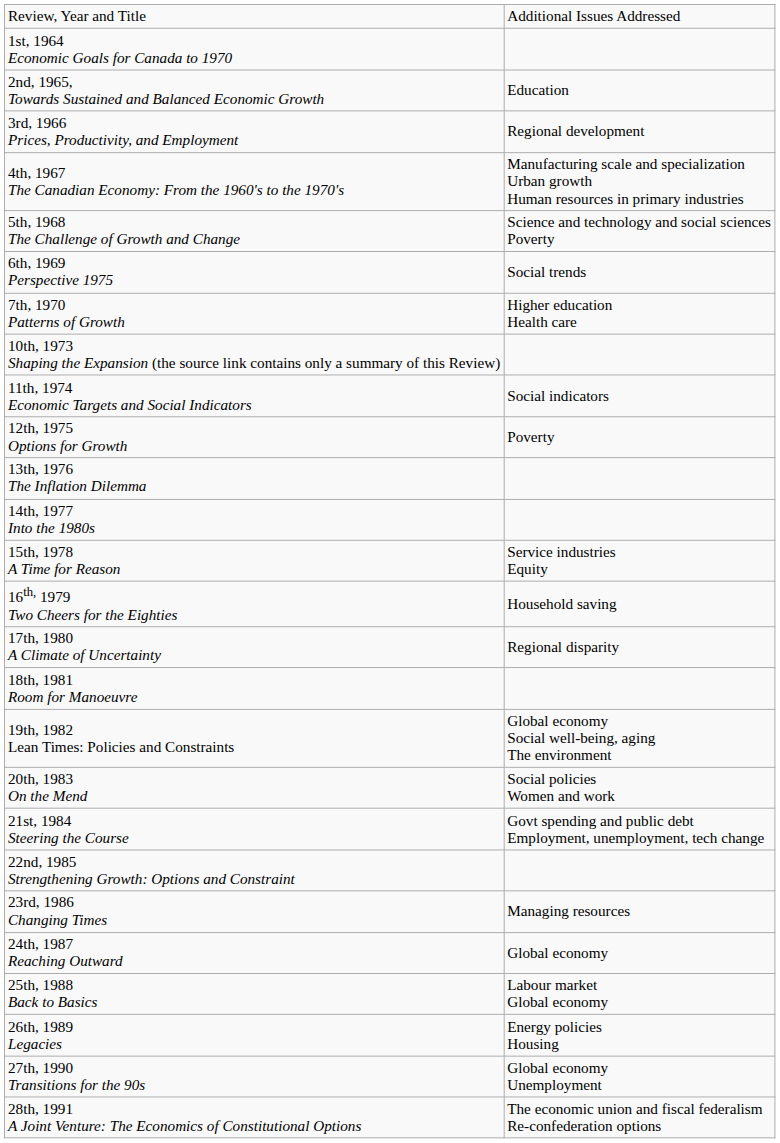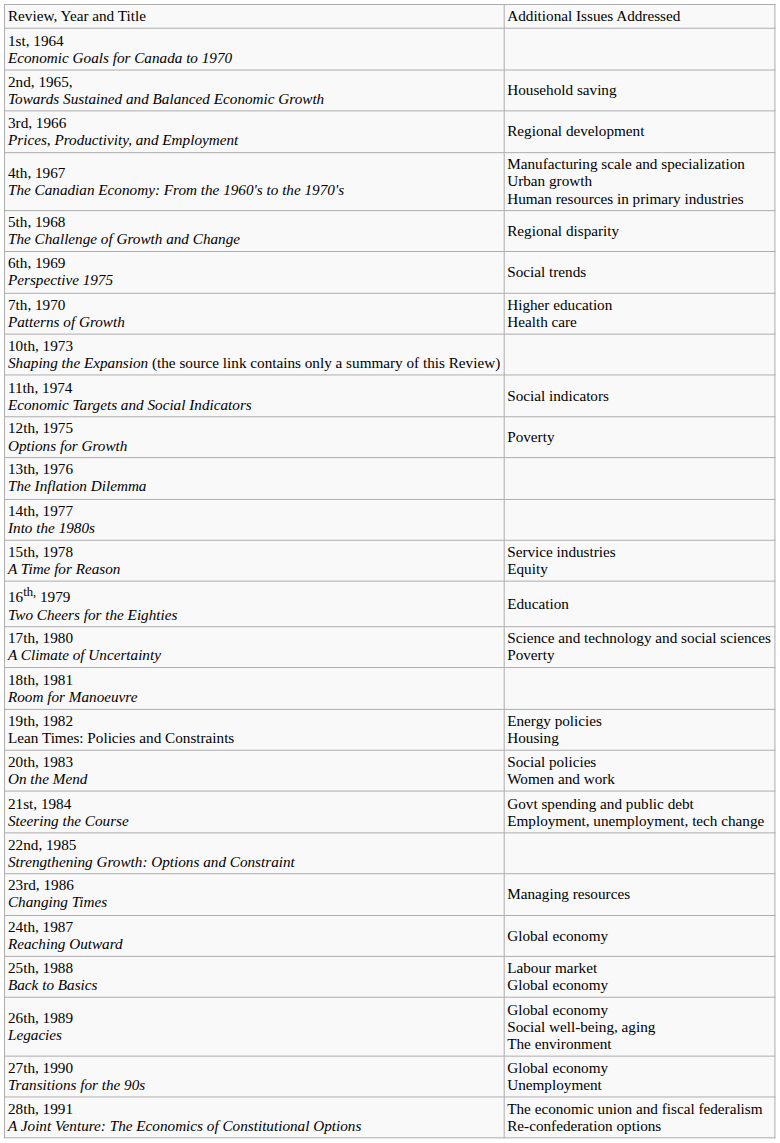(538, 90) Education -> (562, 90) Household saving
(639, 231) Science and technology and social sciences Poverty -> (563, 231) Regional disparity
(562, 604) Household saving -> (538, 604) Education
(563, 647) Regional disparity -> (639, 647) Science and technology and social sciences Poverty
(581, 738) Global economy Social well-being, aging The environment -> (555, 729) Energy policies Housing
(555, 1035) Energy policies Housing -> (581, 1026) Global economy Social well-being, aging The environment
